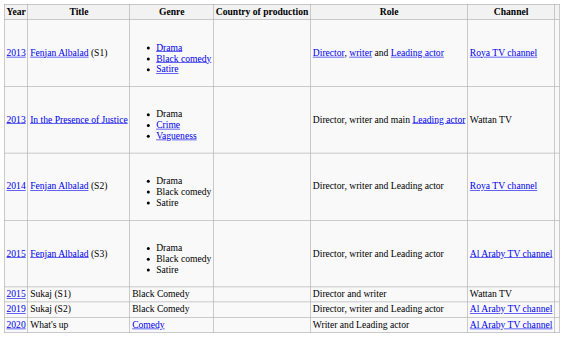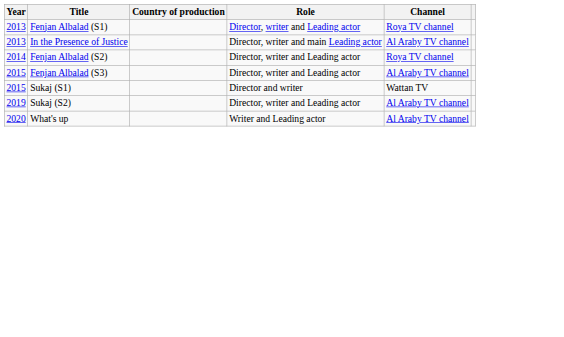- column: (172, 12)
(491, 119) Wattan TV -> (428, 42) Al Araby TV channel
